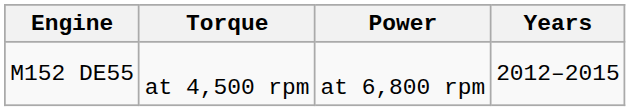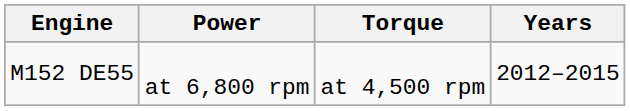columns swapped: (403, 24) <-> (227, 24)
